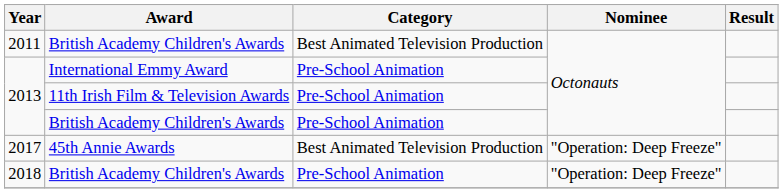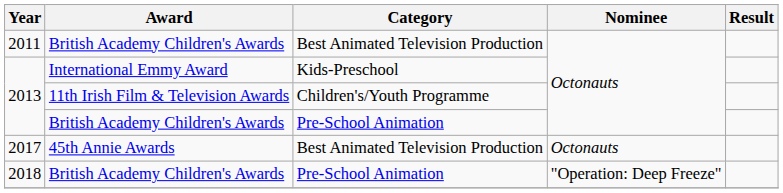(370, 69) Pre-School Animation -> (348, 69) Kids-Preschool
(370, 95) Pre-School Animation -> (393, 95) Children's/Youth Programme
(636, 148) "Operation: Deep Freeze" -> (585, 148) Octonauts
